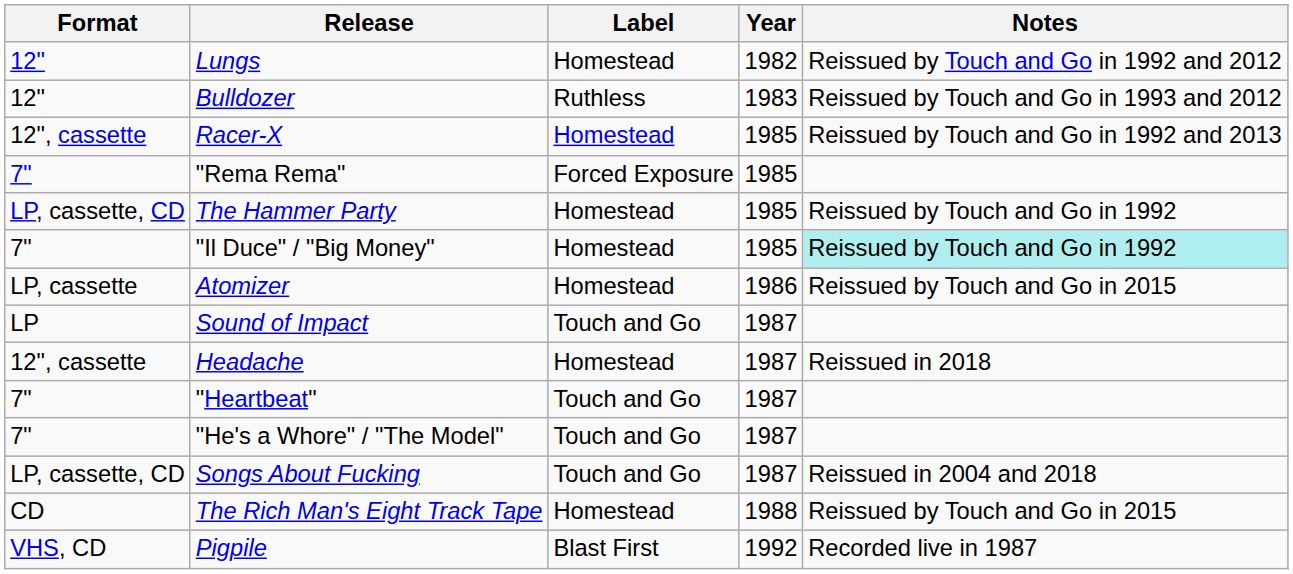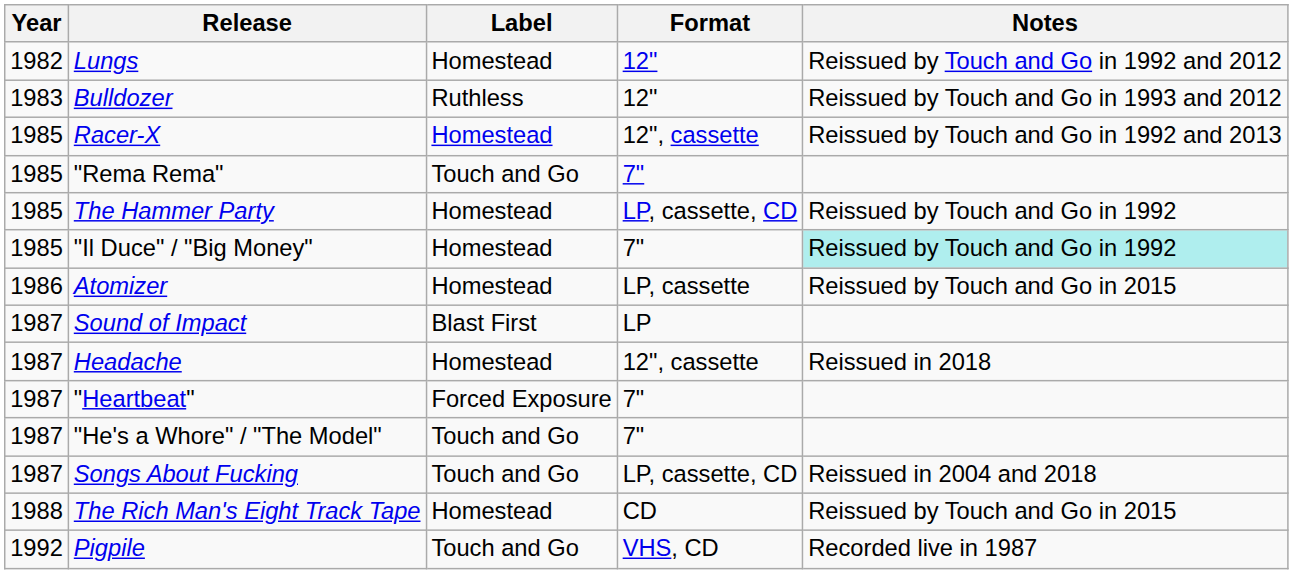columns swapped: (771, 23) <-> (98, 23)
(644, 173) Forced Exposure -> (505, 173) Touch and Go
(627, 323) Touch and Go -> (484, 323) Blast First
(627, 398) Touch and Go -> (522, 398) Forced Exposure
(606, 549) Blast First -> (505, 549) Touch and Go
